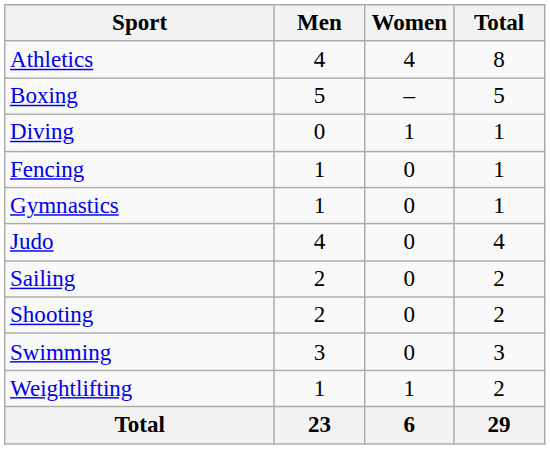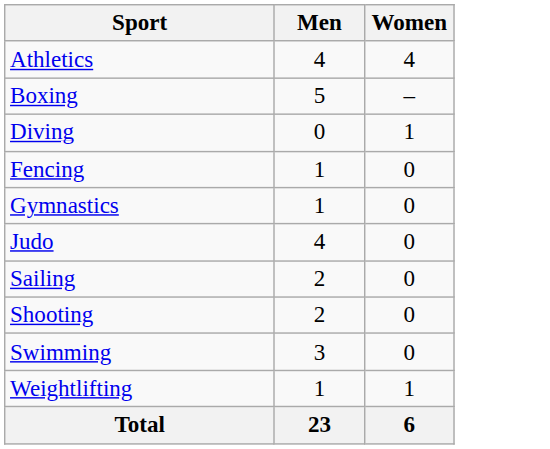- column: (499, 22)
